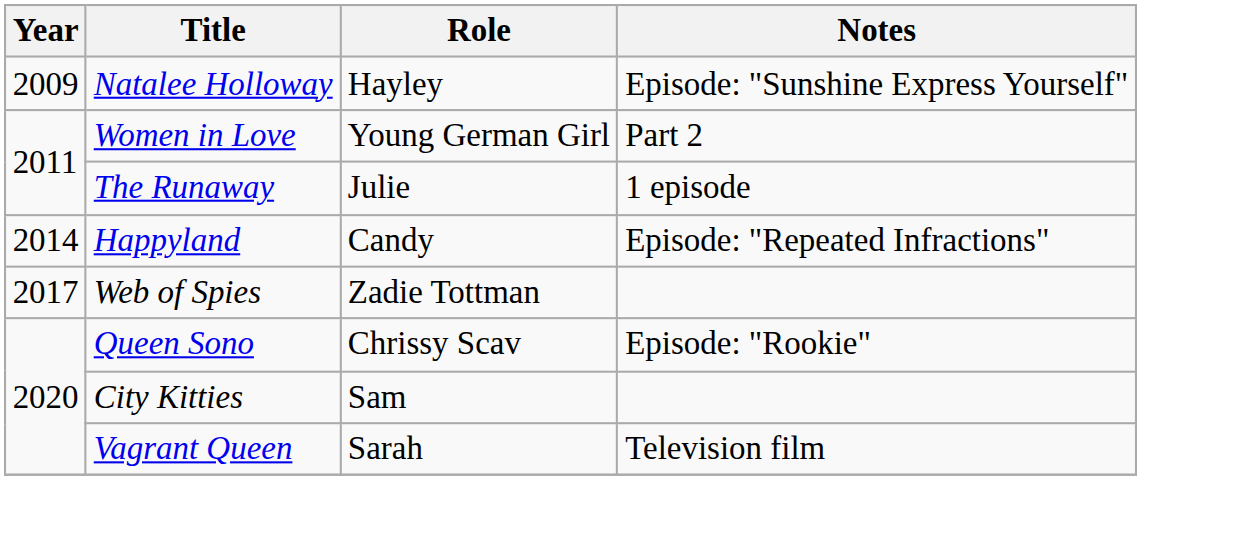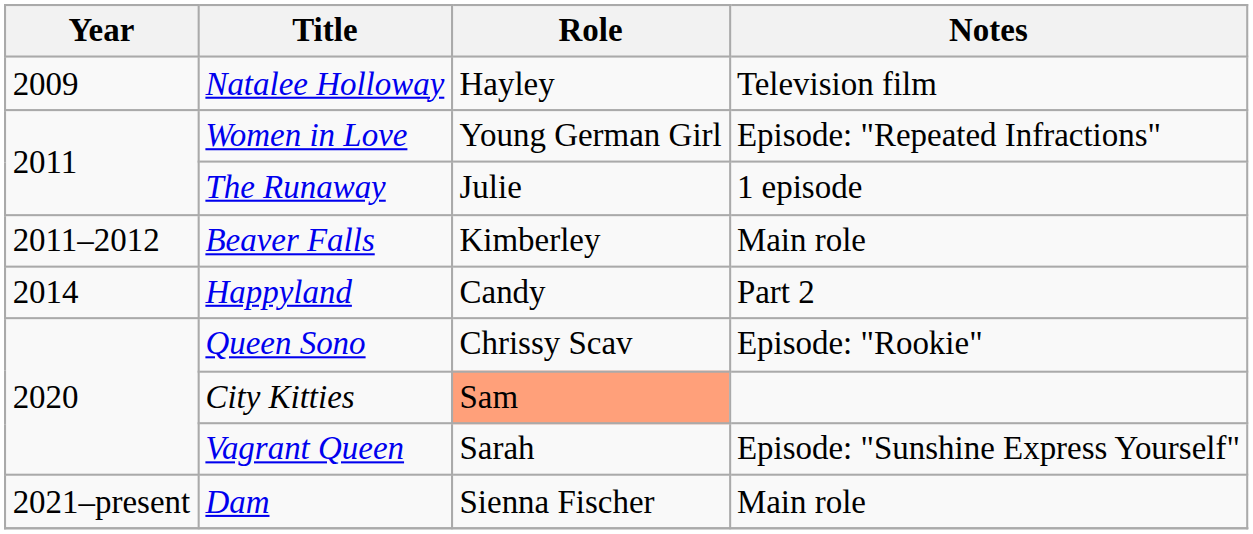(877, 82) Episode: "Sunshine Express Yourself" -> (837, 82) Television film
(664, 135) Part 2 -> (949, 135) Episode: "Repeated Infractions"
+ row: (290, 239)
(837, 239) Episode: "Repeated Infractions" -> (776, 291) Part 2
- row: (177, 291)
(377, 396) no background -> (489, 396) lightsalmon background
(725, 448) Television film -> (988, 448) Episode: "Sunshine Express Yourself"
+ row: (237, 501)
